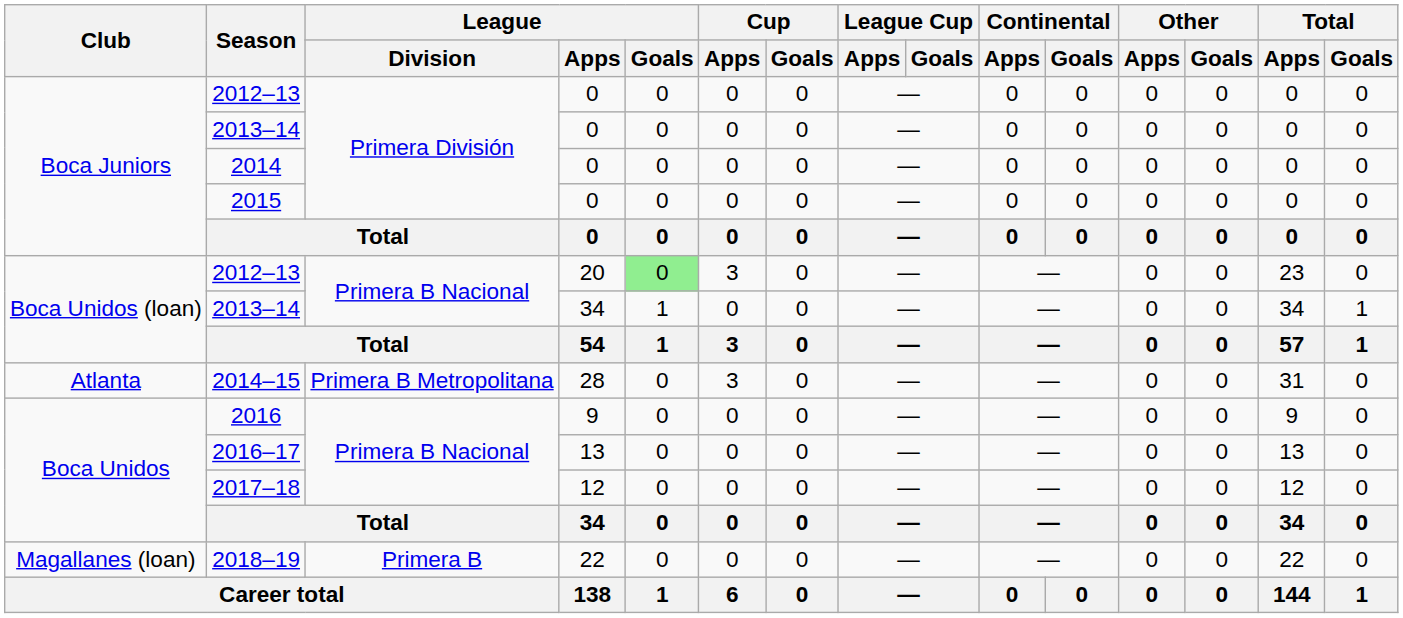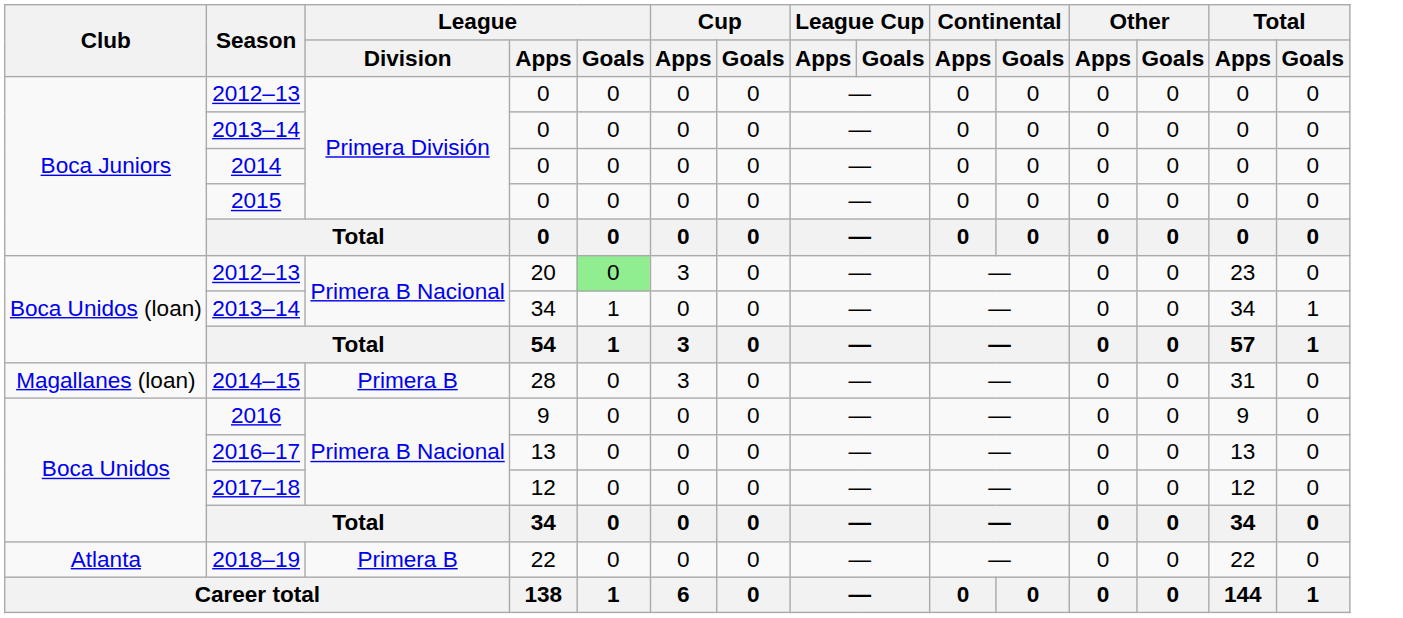(106, 380) Atlanta -> (106, 380) Magallanes (loan)
(432, 380) Primera B Metropolitana -> (408, 380) Primera B
(106, 559) Magallanes (loan) -> (106, 559) Atlanta
